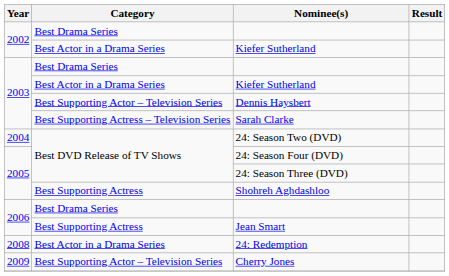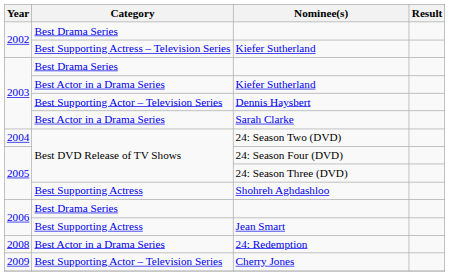(100, 48) Best Actor in a Drama Series -> (132, 48) Best Supporting Actress – Television Series
(132, 119) Best Supporting Actress – Television Series -> (100, 119) Best Actor in a Drama Series
